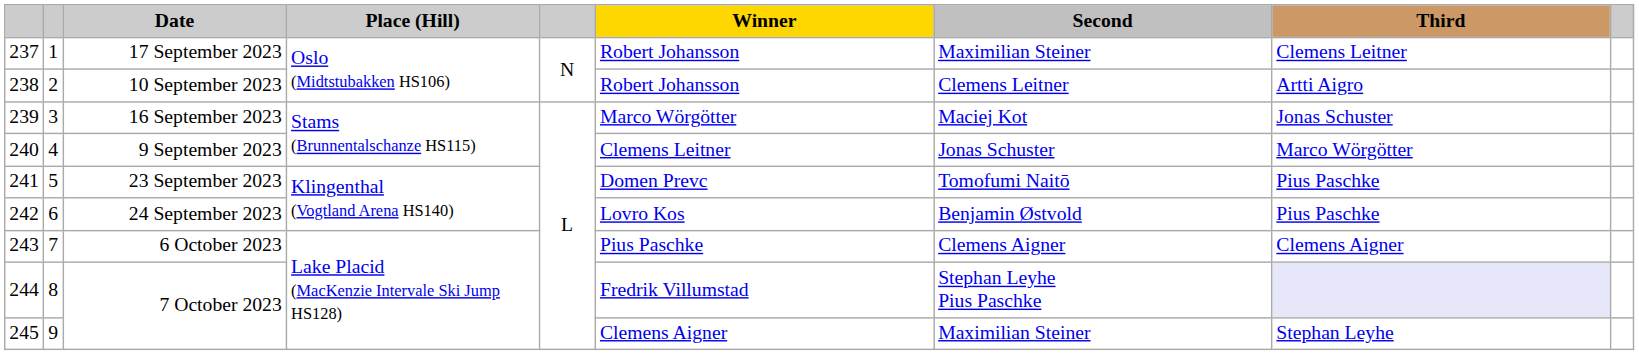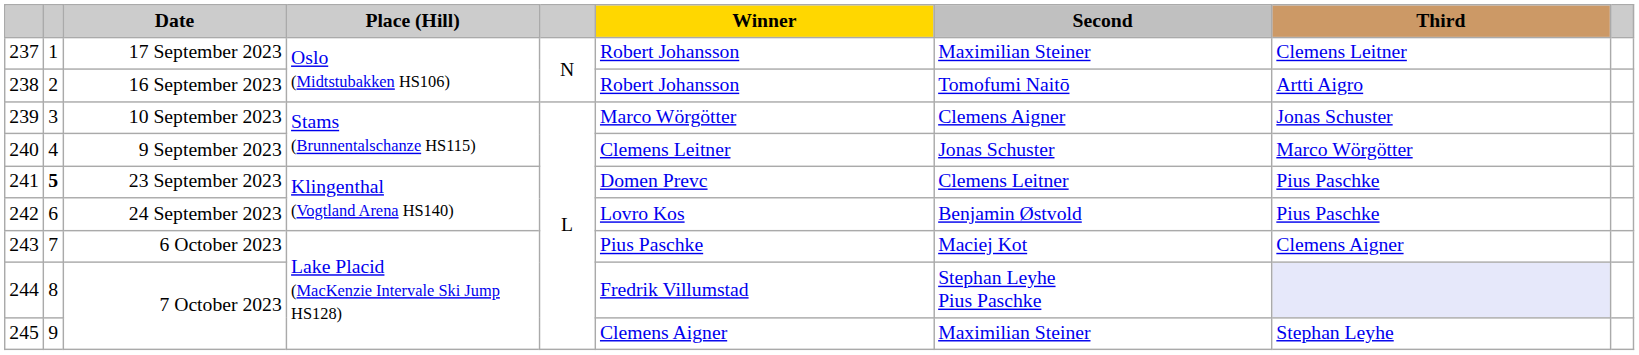(205, 84) 10 September 2023 -> (205, 84) 16 September 2023
(1003, 84) Clemens Leitner -> (1004, 84) Tomofumi Naitō
(205, 116) 16 September 2023 -> (205, 116) 10 September 2023
(983, 116) Maciej Kot -> (1002, 116) Clemens Aigner
(53, 181) normal -> (53, 181) bold
(1004, 181) Tomofumi Naitō -> (1003, 181) Clemens Leitner
(1002, 245) Clemens Aigner -> (983, 245) Maciej Kot
